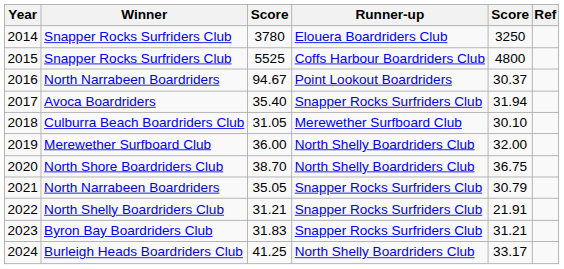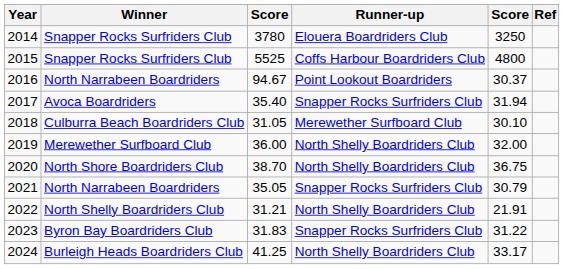(388, 209) Snapper Rocks Surfriders Club -> (385, 209) North Shelly Boardriders Club
(510, 230) 31.21 -> (510, 230) 31.22
